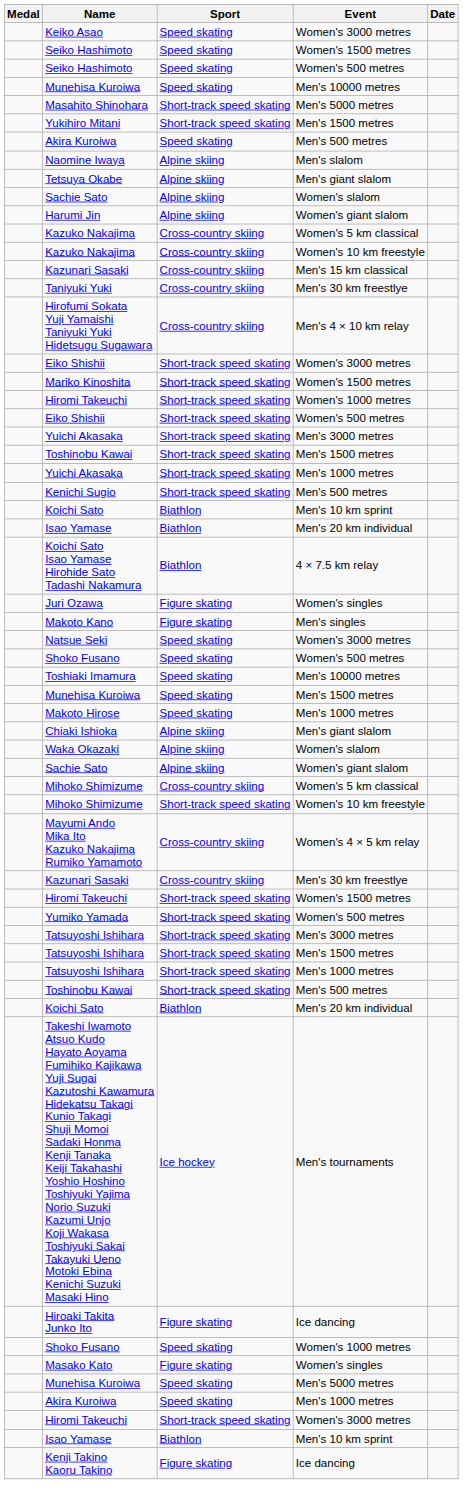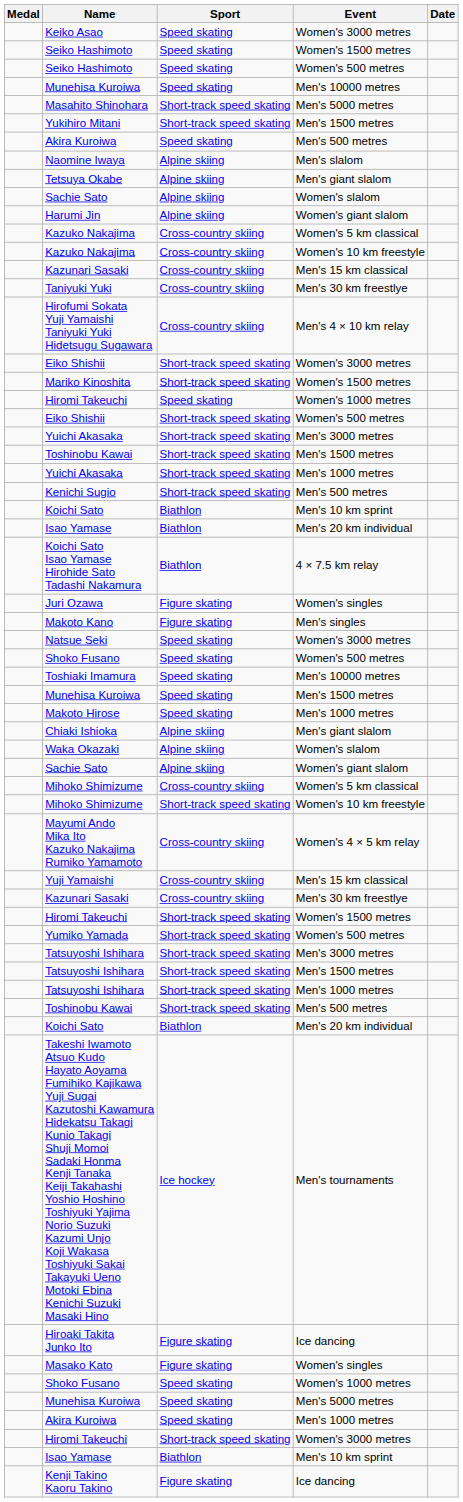(225, 400) Short-track speed skating -> (196, 400) Speed skating
+ row: (79, 880)
rows swapped: (79, 1365) <-> (82, 1347)
